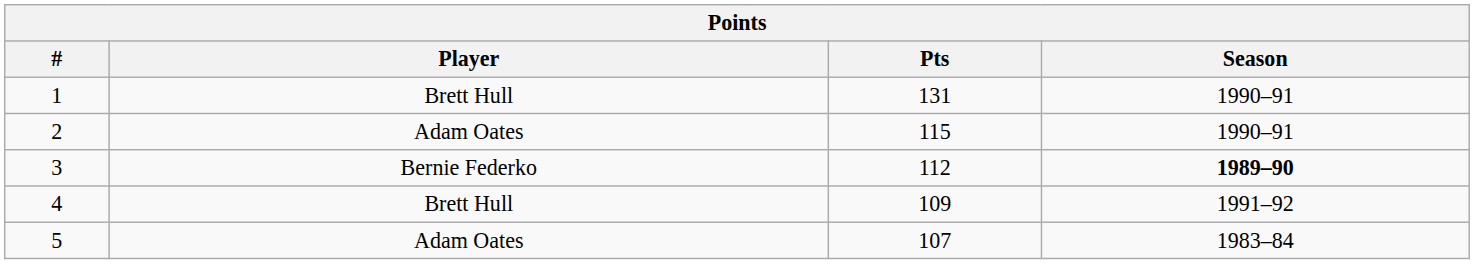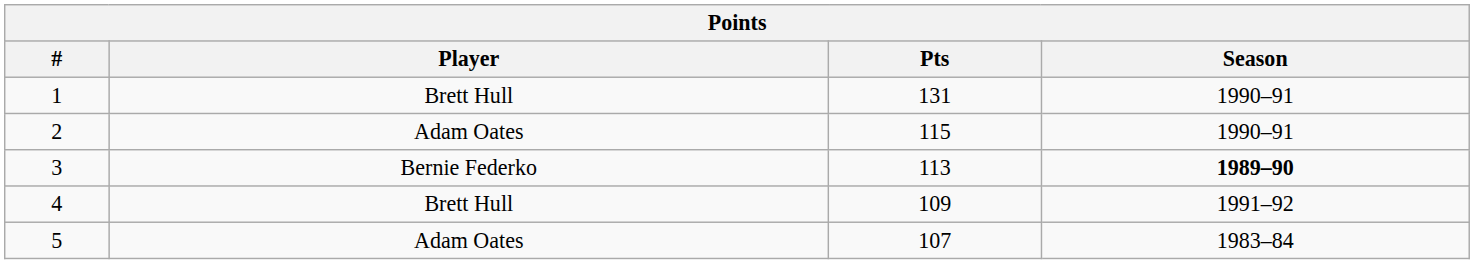(935, 168) 112 -> (935, 168) 113
